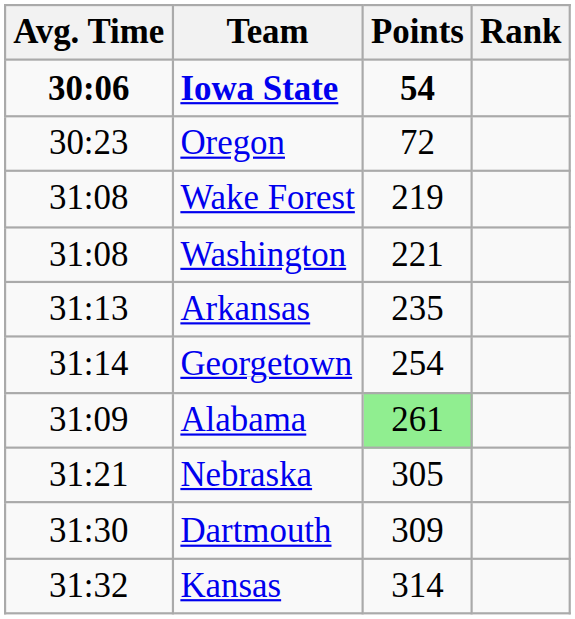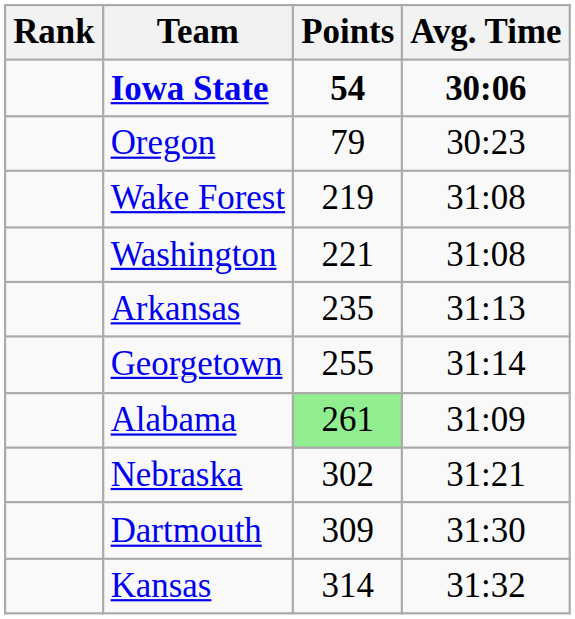columns swapped: (521, 32) <-> (89, 32)
(417, 142) 72 -> (348, 142) 79
(417, 364) 254 -> (348, 364) 255
(417, 474) 305 -> (348, 474) 302
